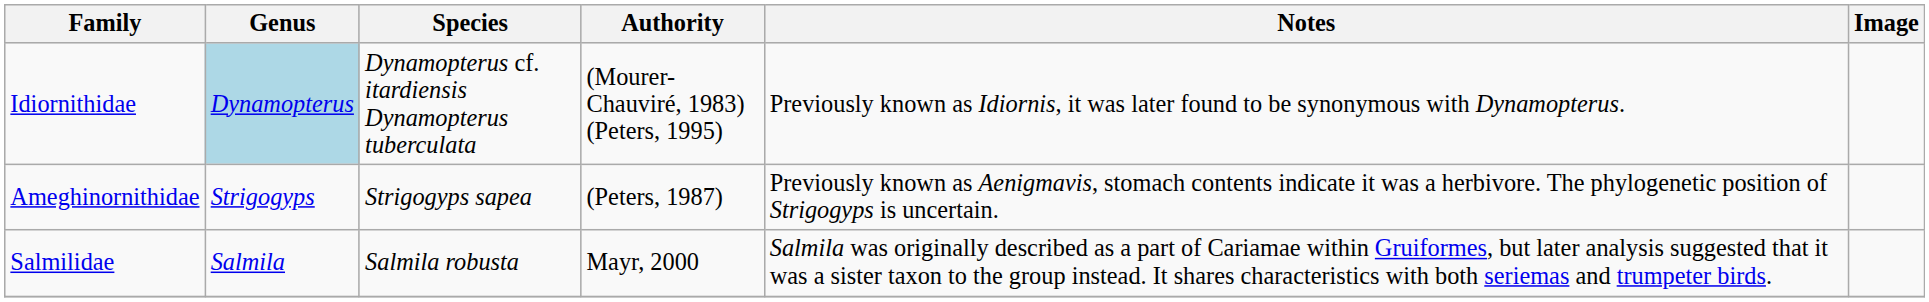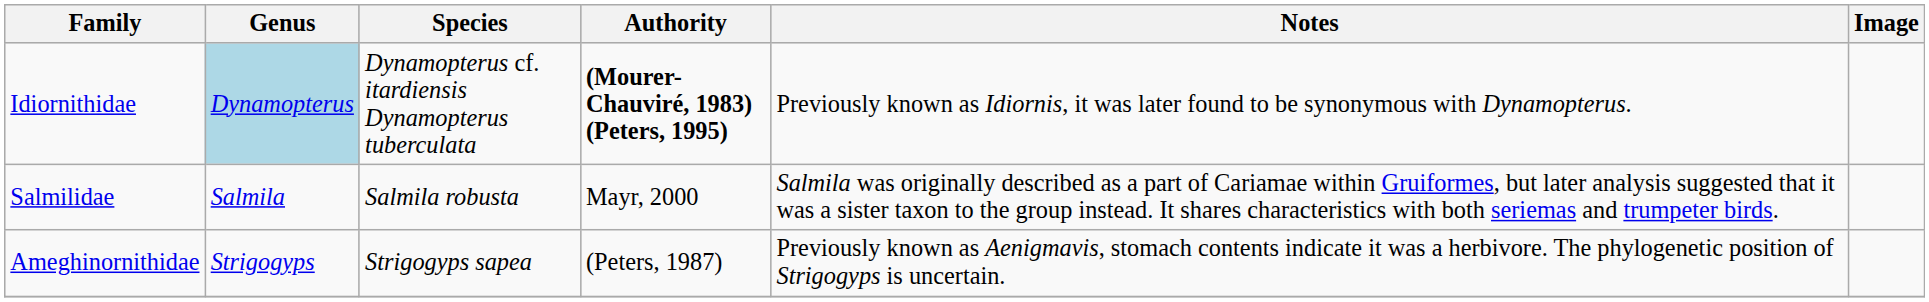(665, 103) normal -> (669, 103) bold
rows swapped: (62, 262) <-> (105, 196)
